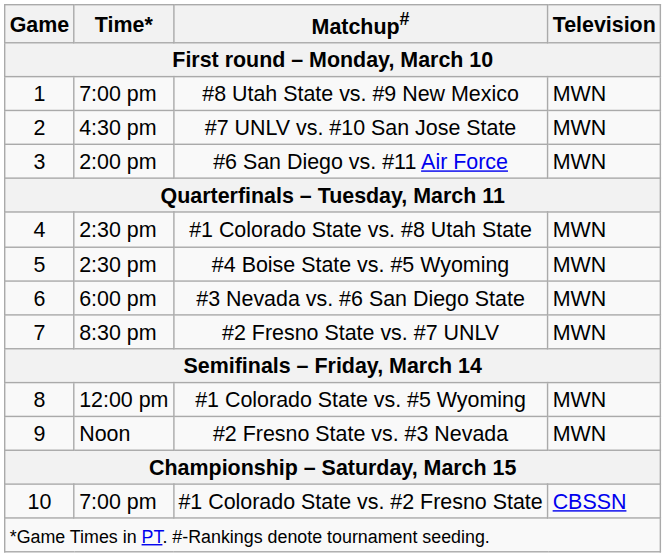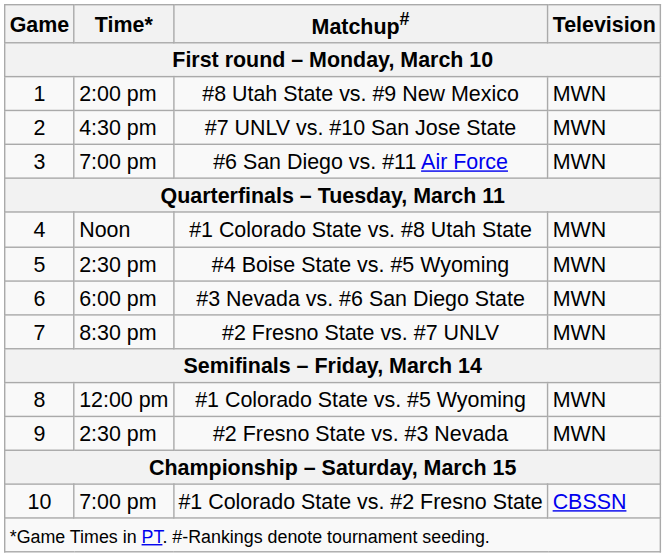(118, 94) 7:00 pm -> (118, 94) 2:00 pm
(118, 162) 2:00 pm -> (118, 162) 7:00 pm
(118, 230) 2:30 pm -> (105, 230) Noon
(105, 433) Noon -> (118, 433) 2:30 pm
